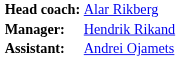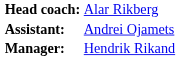rows swapped: (35, 48) <-> (35, 29)
